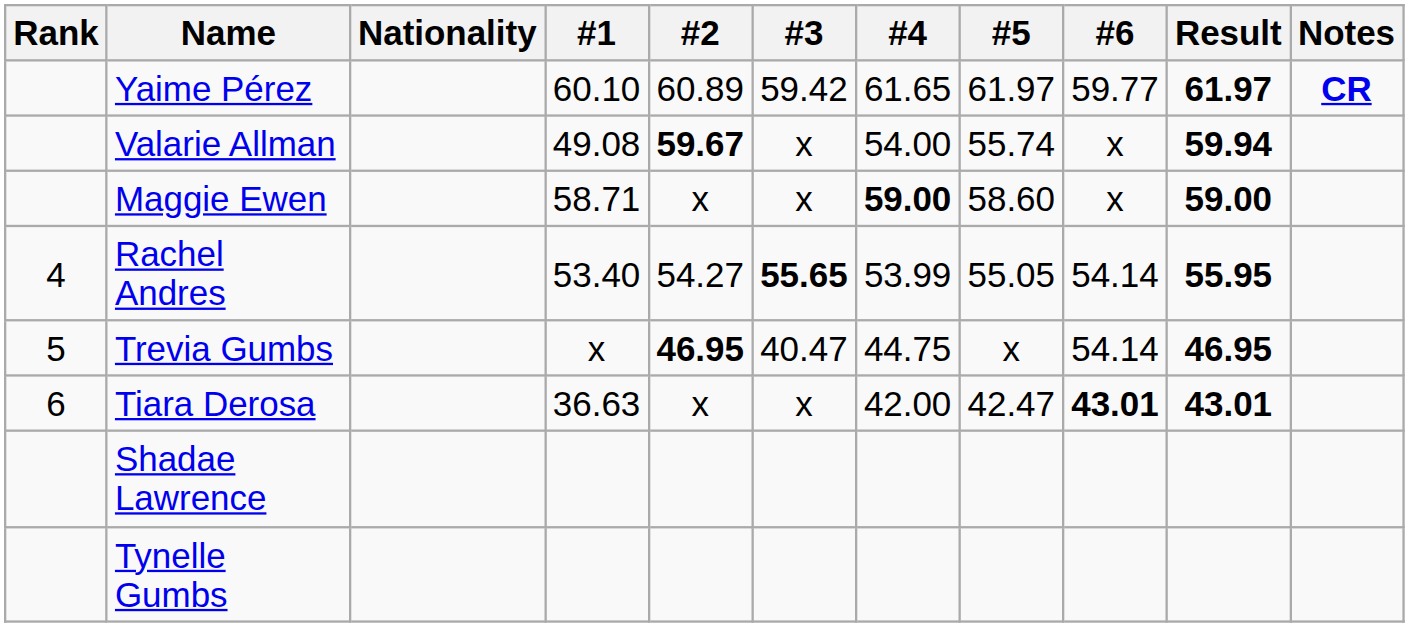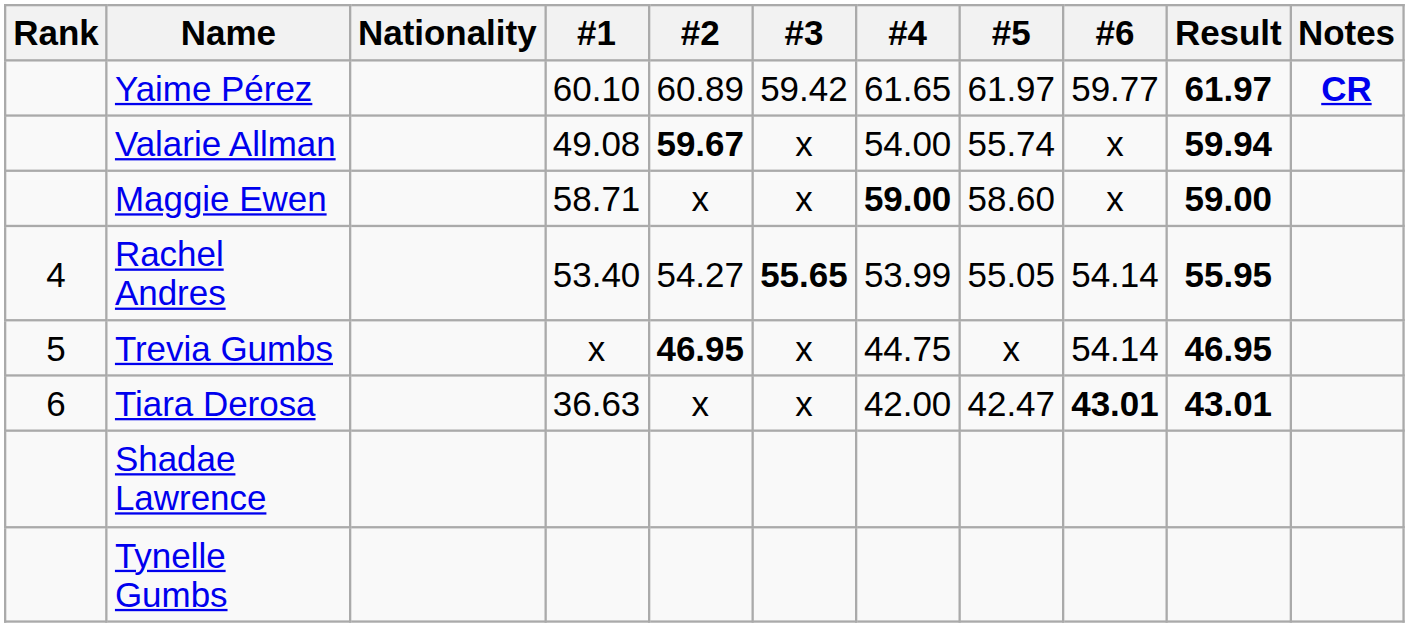(804, 349) 40.47 -> (804, 349) x
